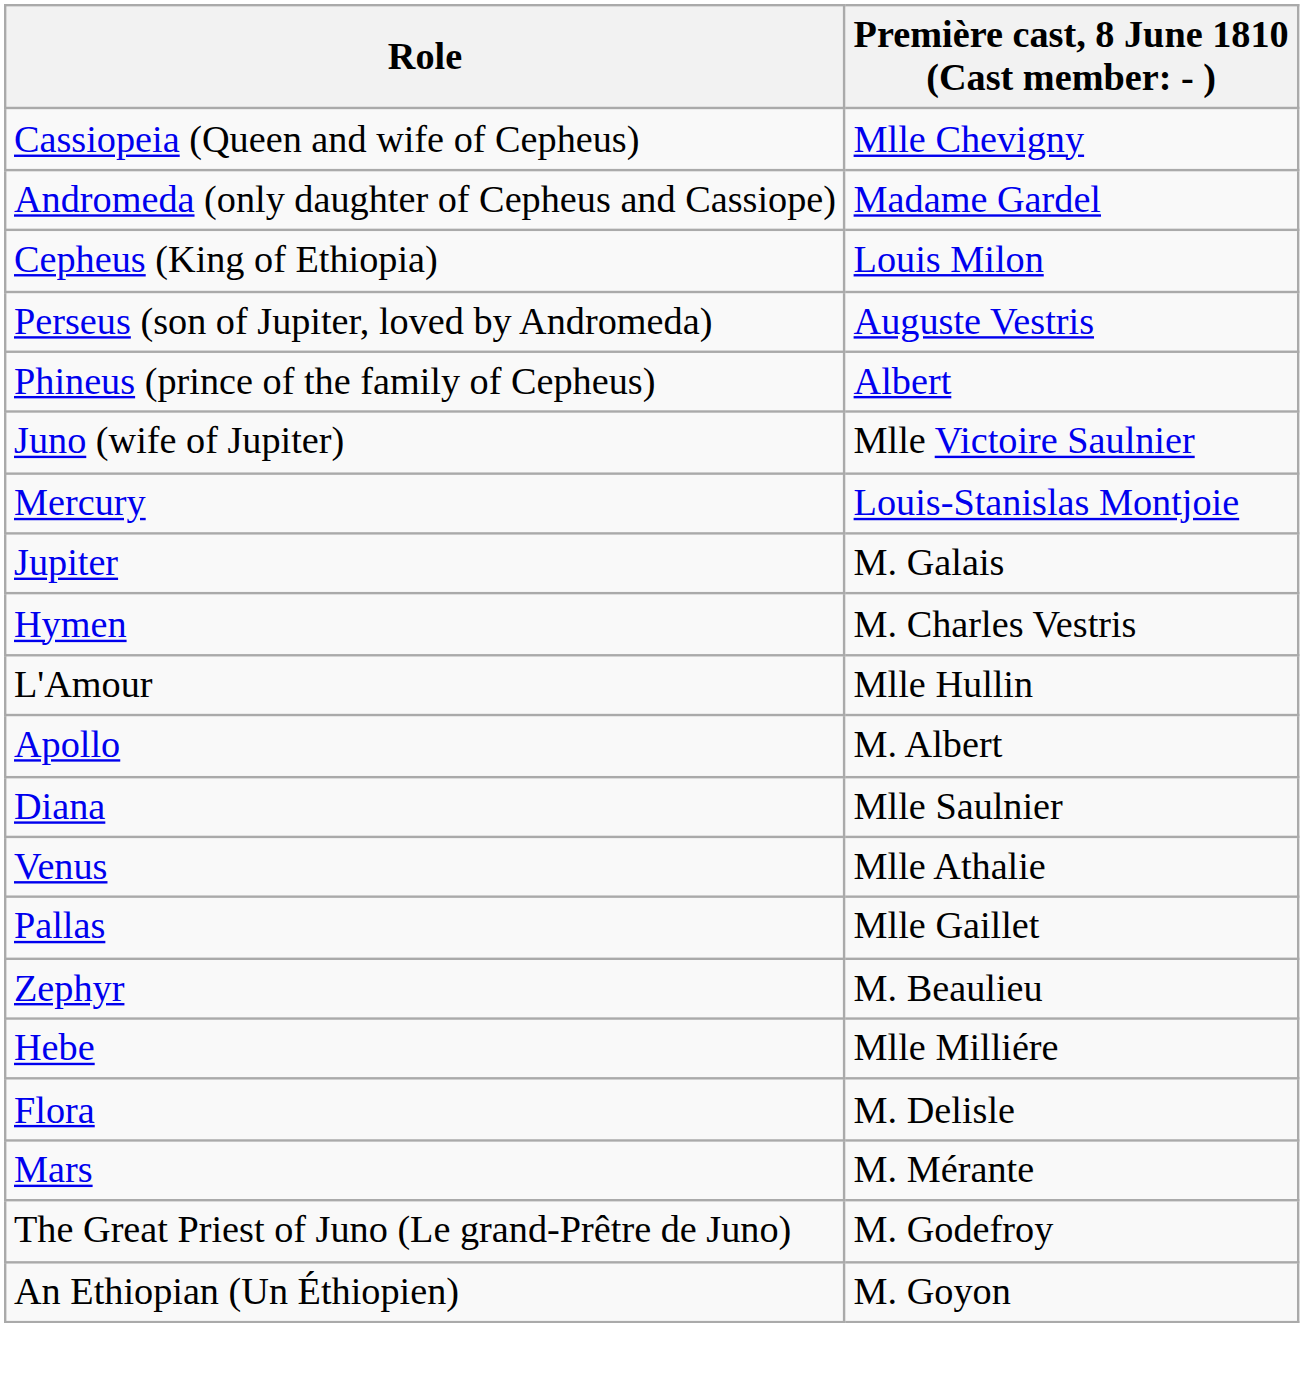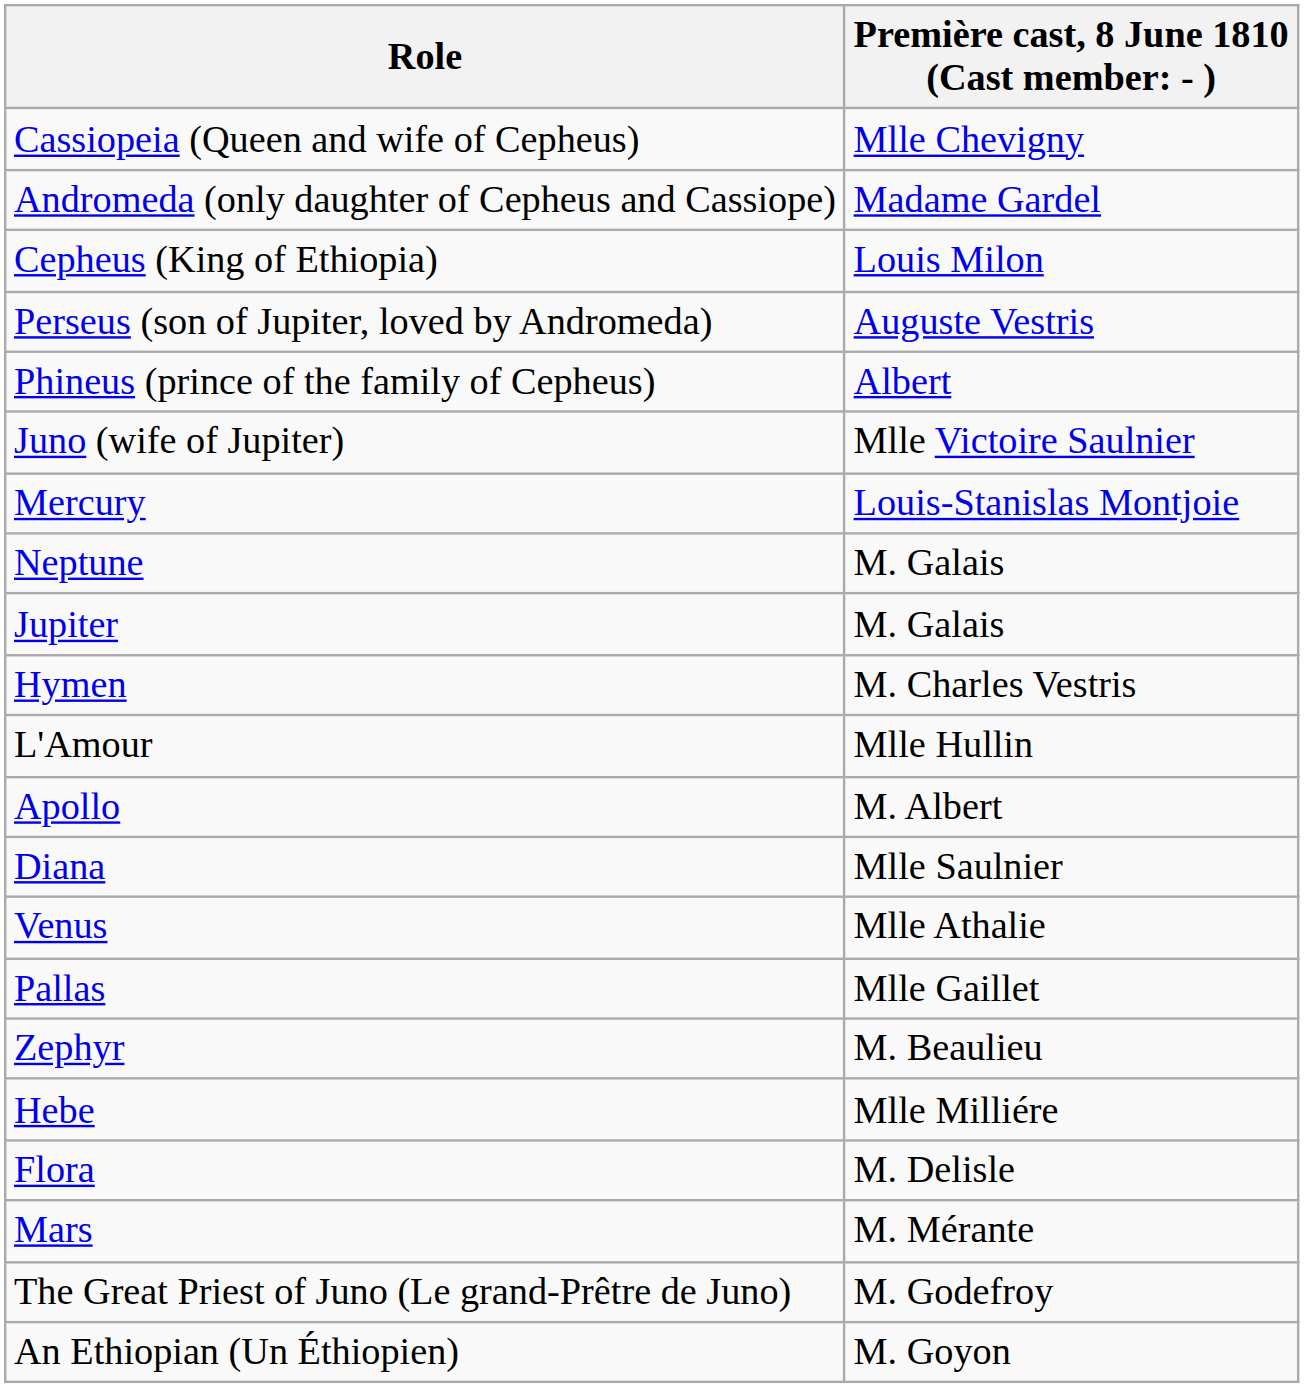+ row: (79, 563)
